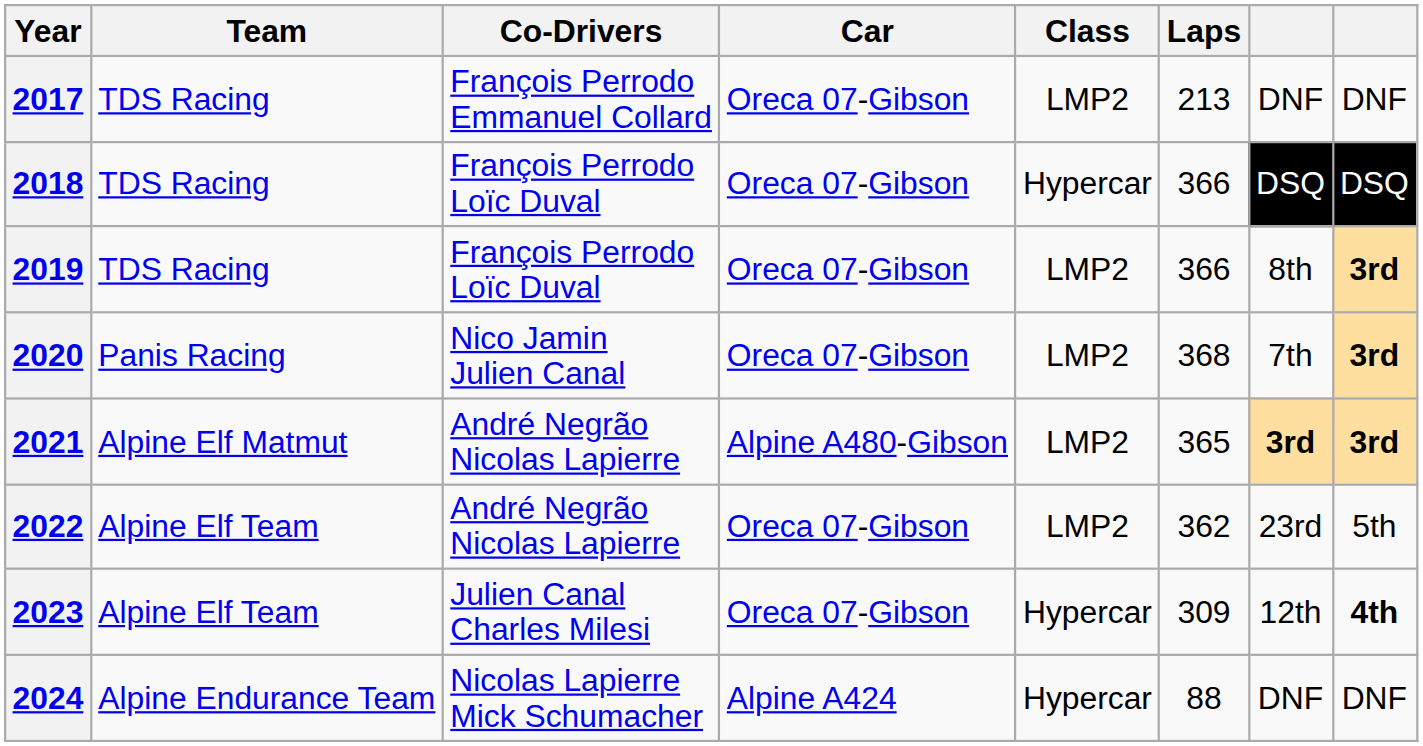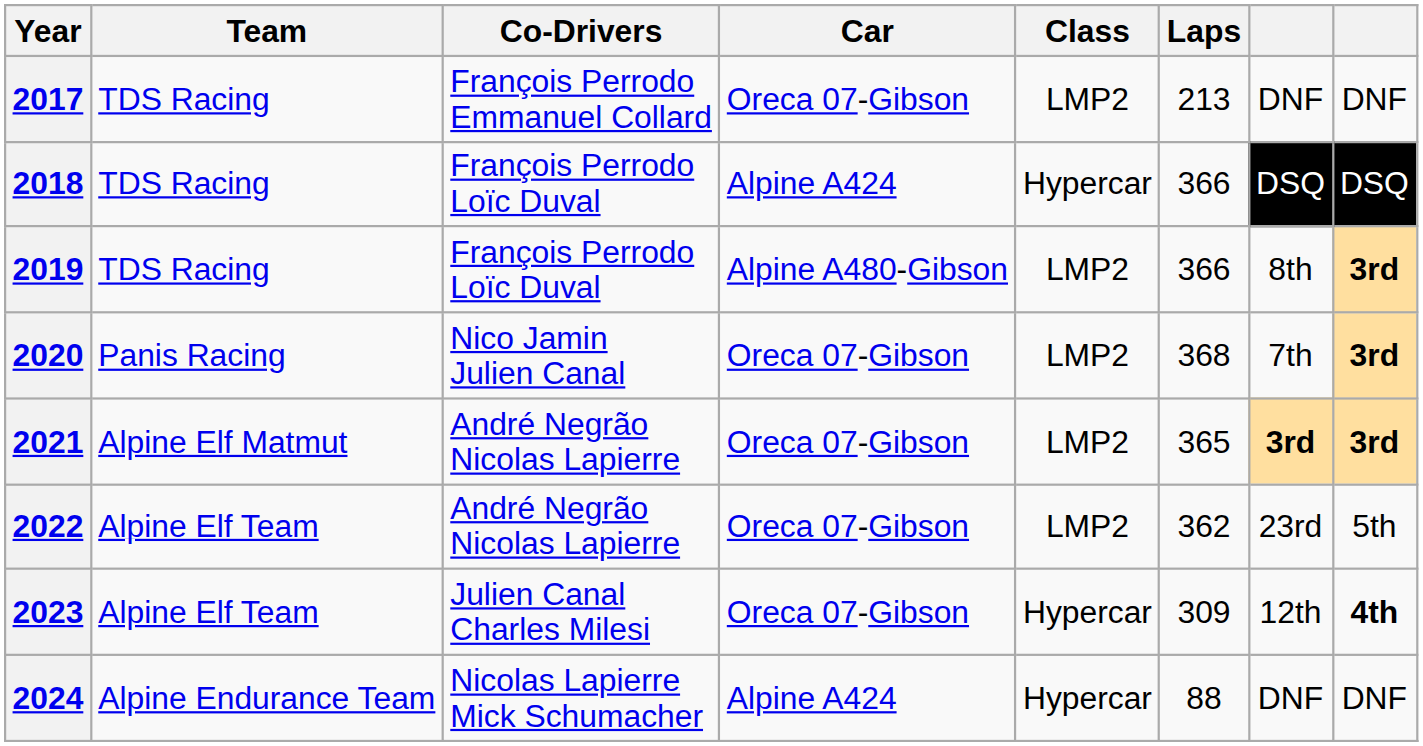(848, 184) Oreca 07-Gibson -> (812, 184) Alpine A424
(848, 270) Oreca 07-Gibson -> (867, 270) Alpine A480-Gibson
(867, 441) Alpine A480-Gibson -> (848, 441) Oreca 07-Gibson
